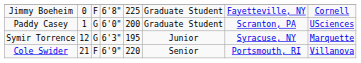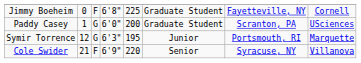(266, 38) Syracuse, NY -> (266, 38) Portsmouth, RI
(266, 51) Portsmouth, RI -> (266, 51) Syracuse, NY
